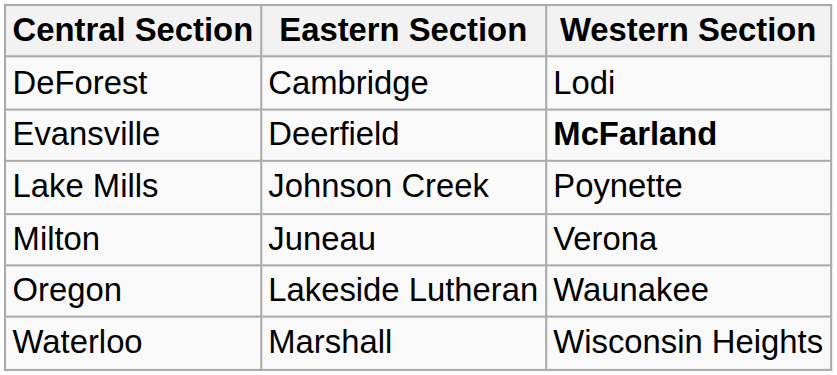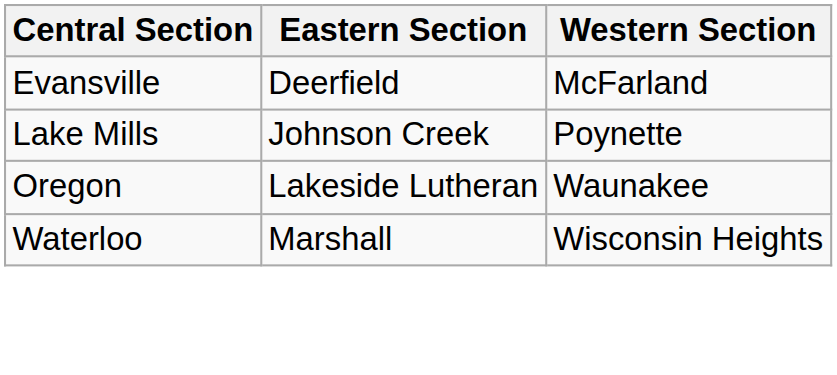- row: (80, 82)
(635, 134) bold -> (631, 82) normal
- row: (56, 238)
